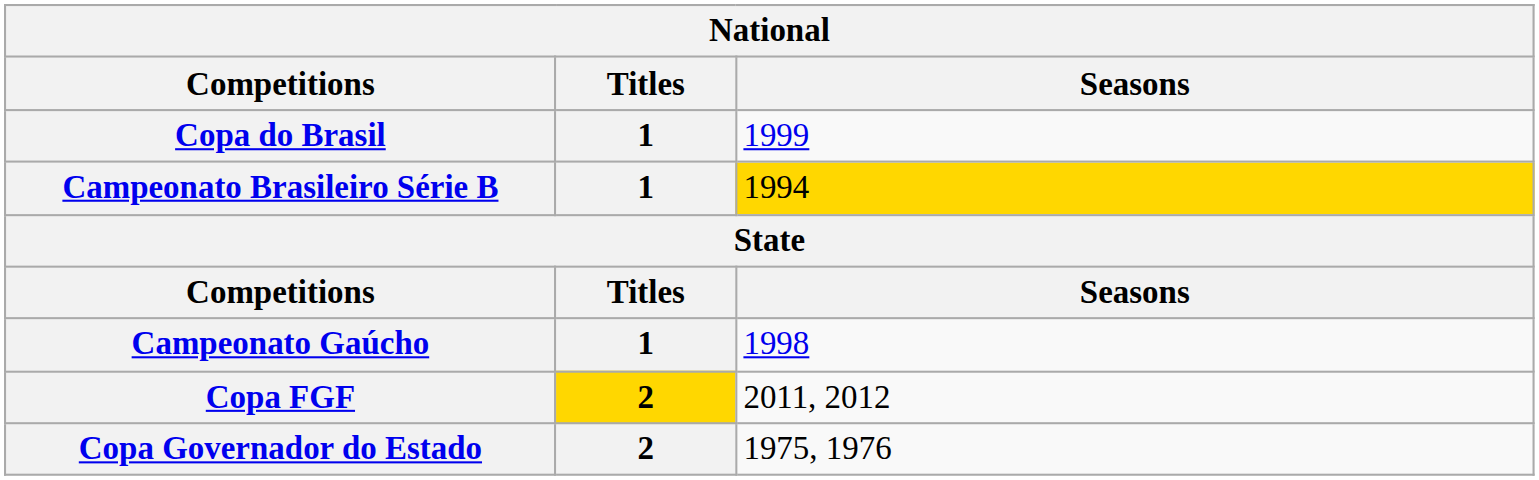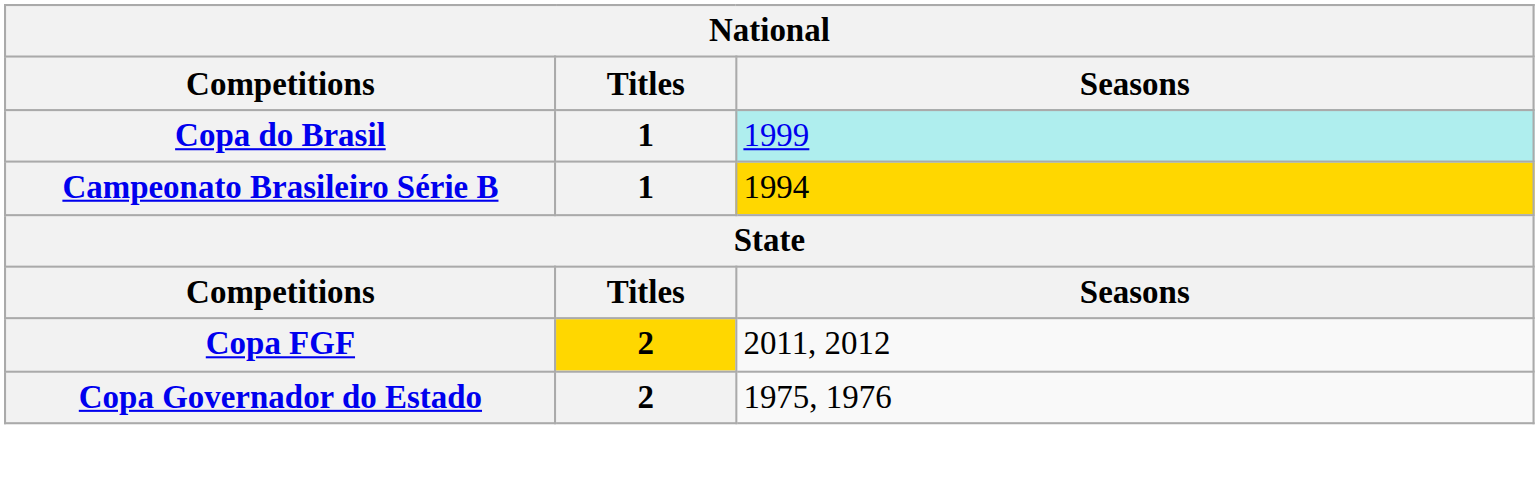(776, 135) no background -> (776, 135) paleturquoise background
- row: (280, 344)
